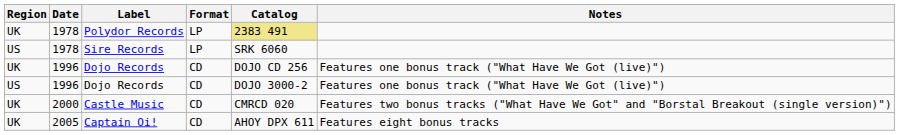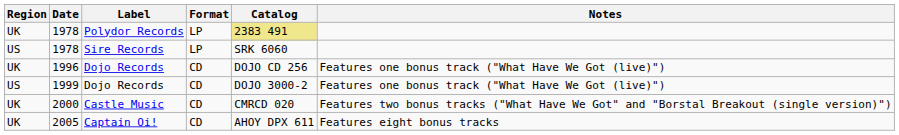(66, 85) 1996 -> (66, 85) 1999
